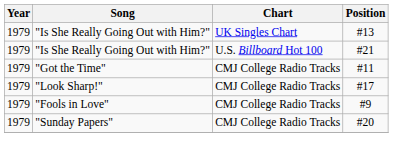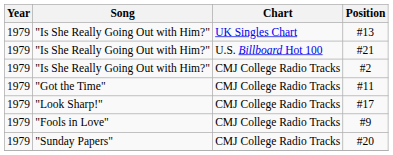+ row: (365, 68)
